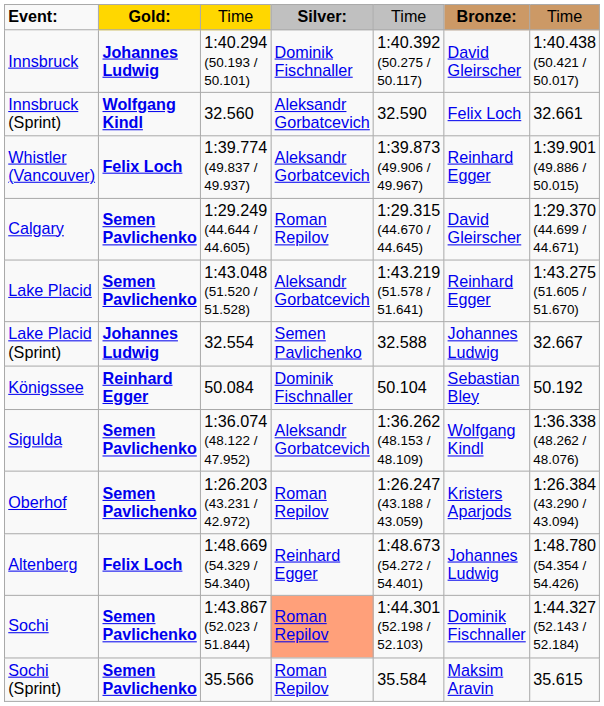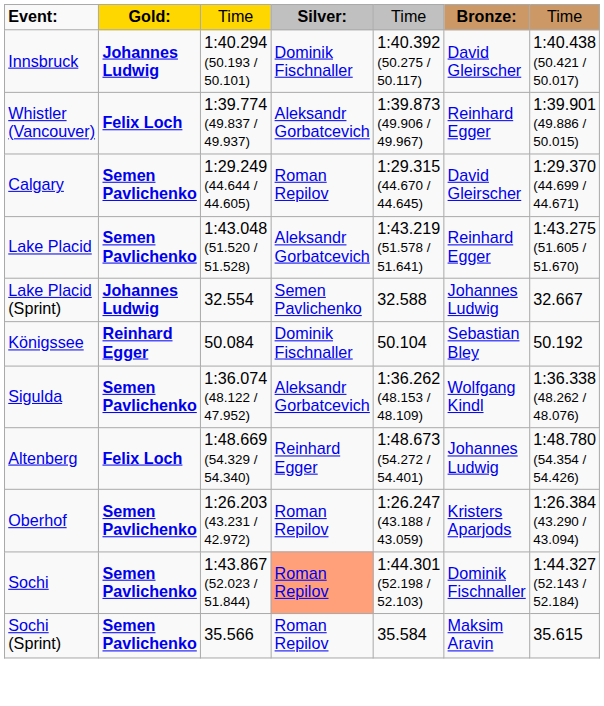- row: (43, 114)
rows swapped: (43, 564) <-> (37, 502)
